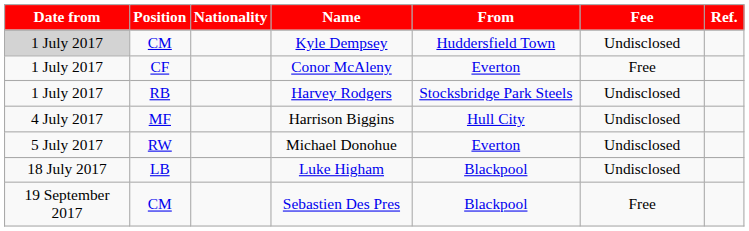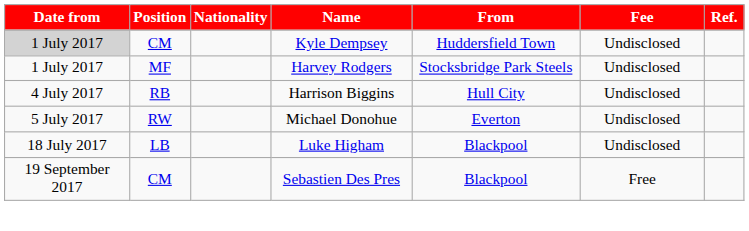- row: (341, 68)
(160, 93) RB -> (160, 68) MF
(160, 119) MF -> (160, 93) RB
